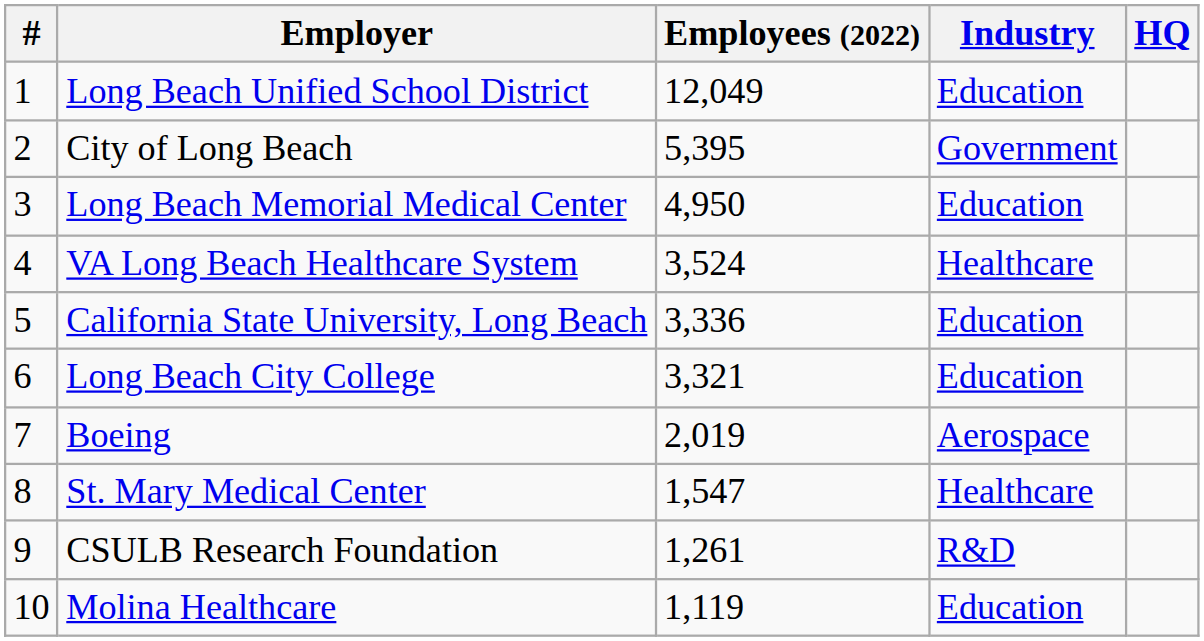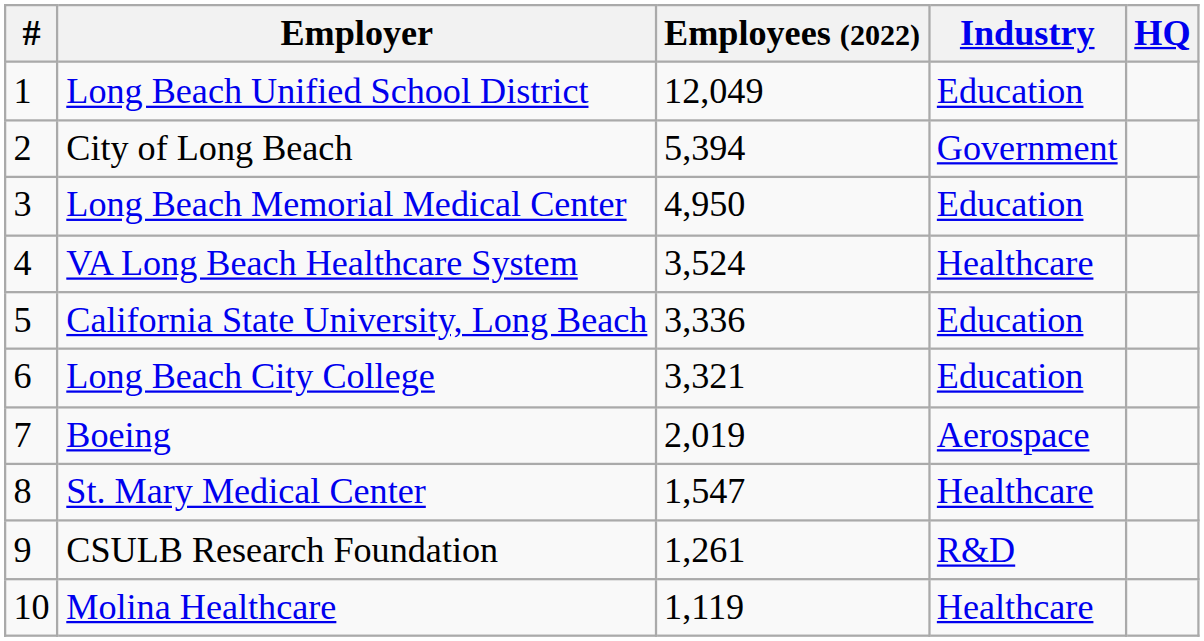(705, 147) 5,395 -> (705, 147) 5,394
(1010, 606) Education -> (1015, 606) Healthcare
